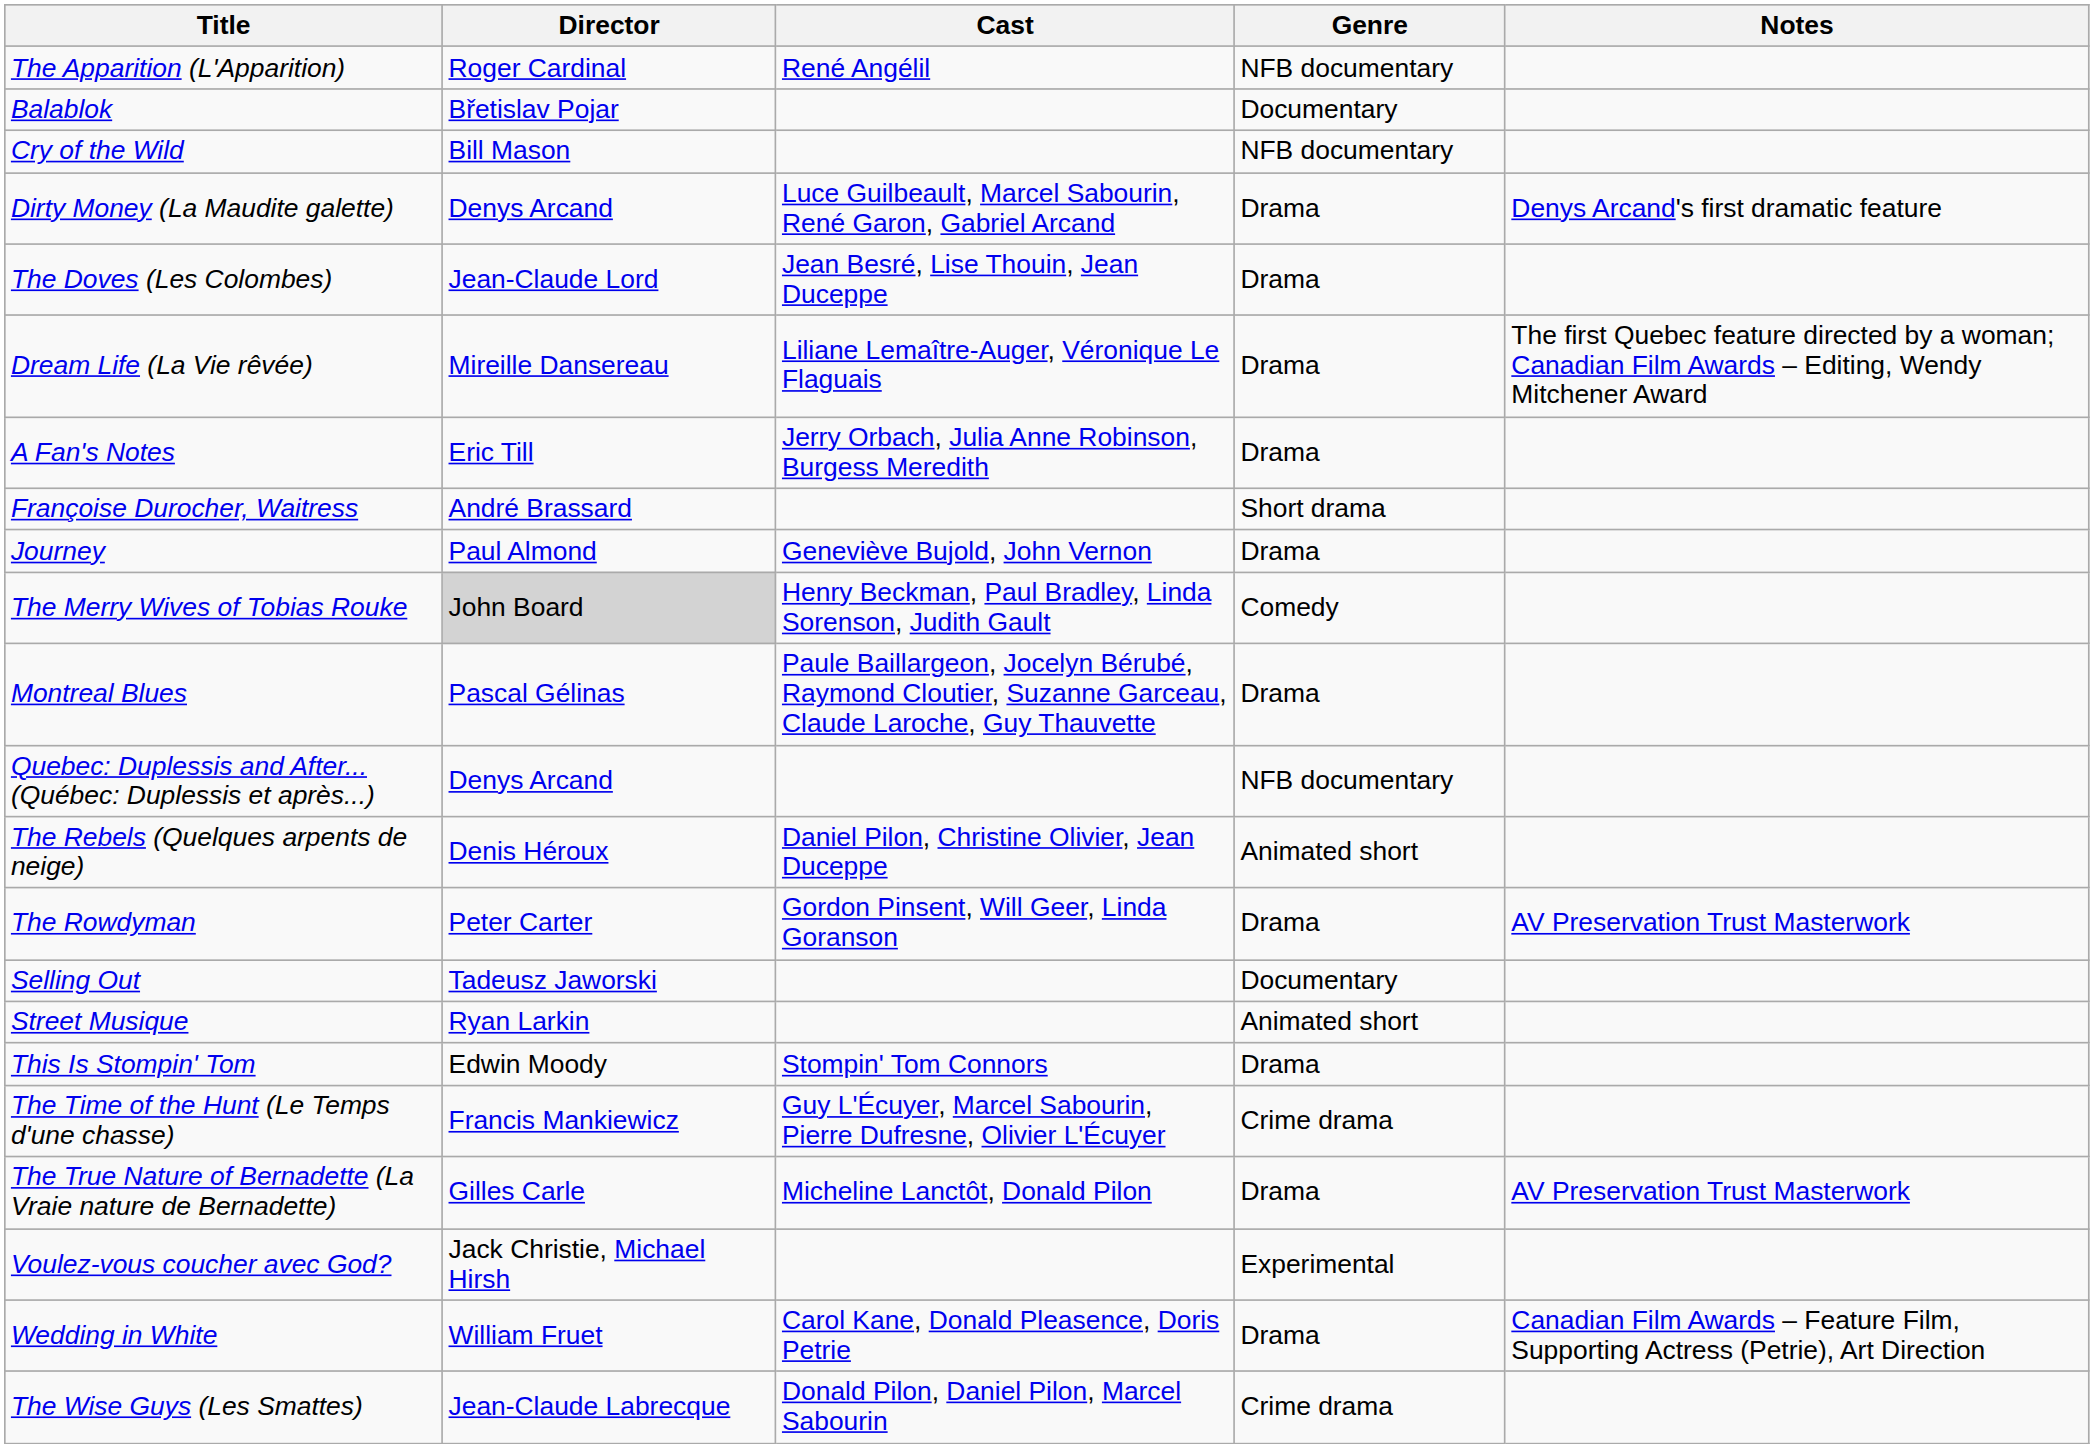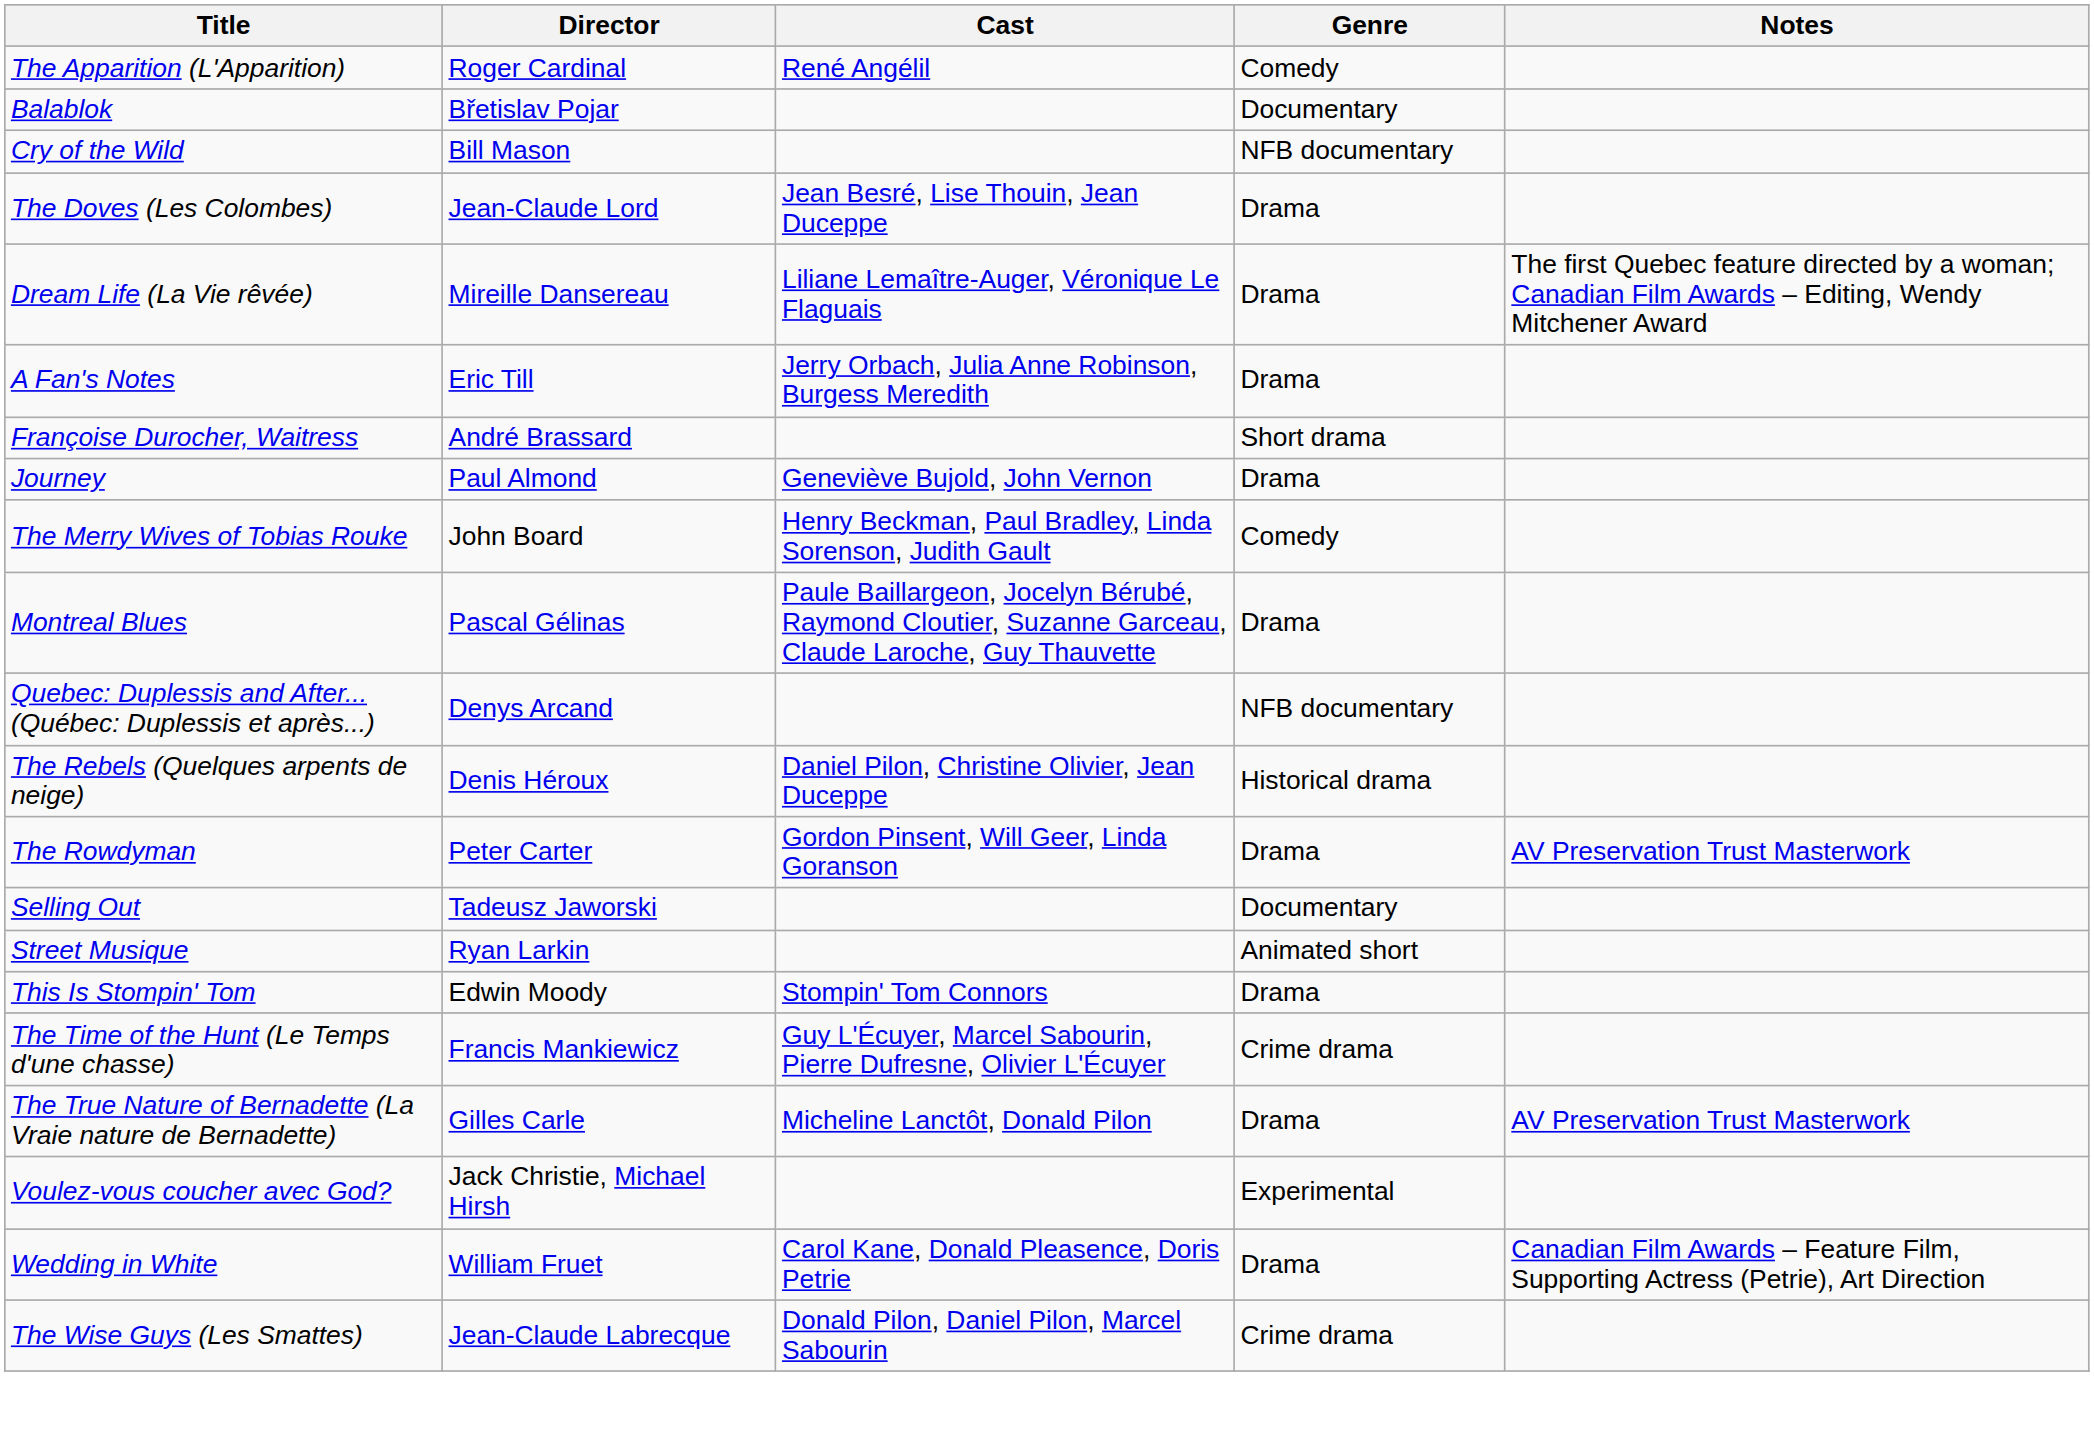(1347, 67) NFB documentary -> (1290, 67) Comedy
- row: (202, 207)
(516, 607) lightgrey background -> (516, 535) no background
(1329, 851) Animated short -> (1336, 780) Historical drama
